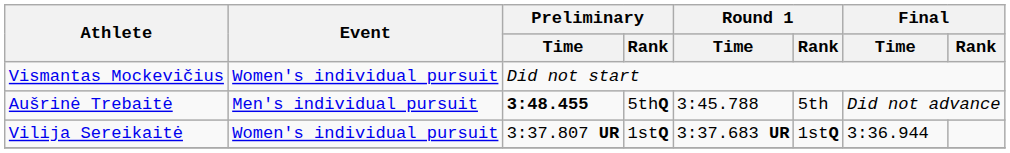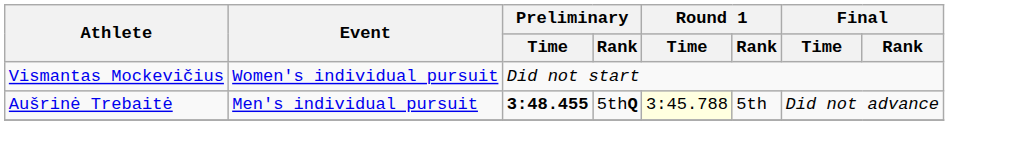(718, 105) no background -> (687, 105) lightyellow background
- row: (96, 134)
